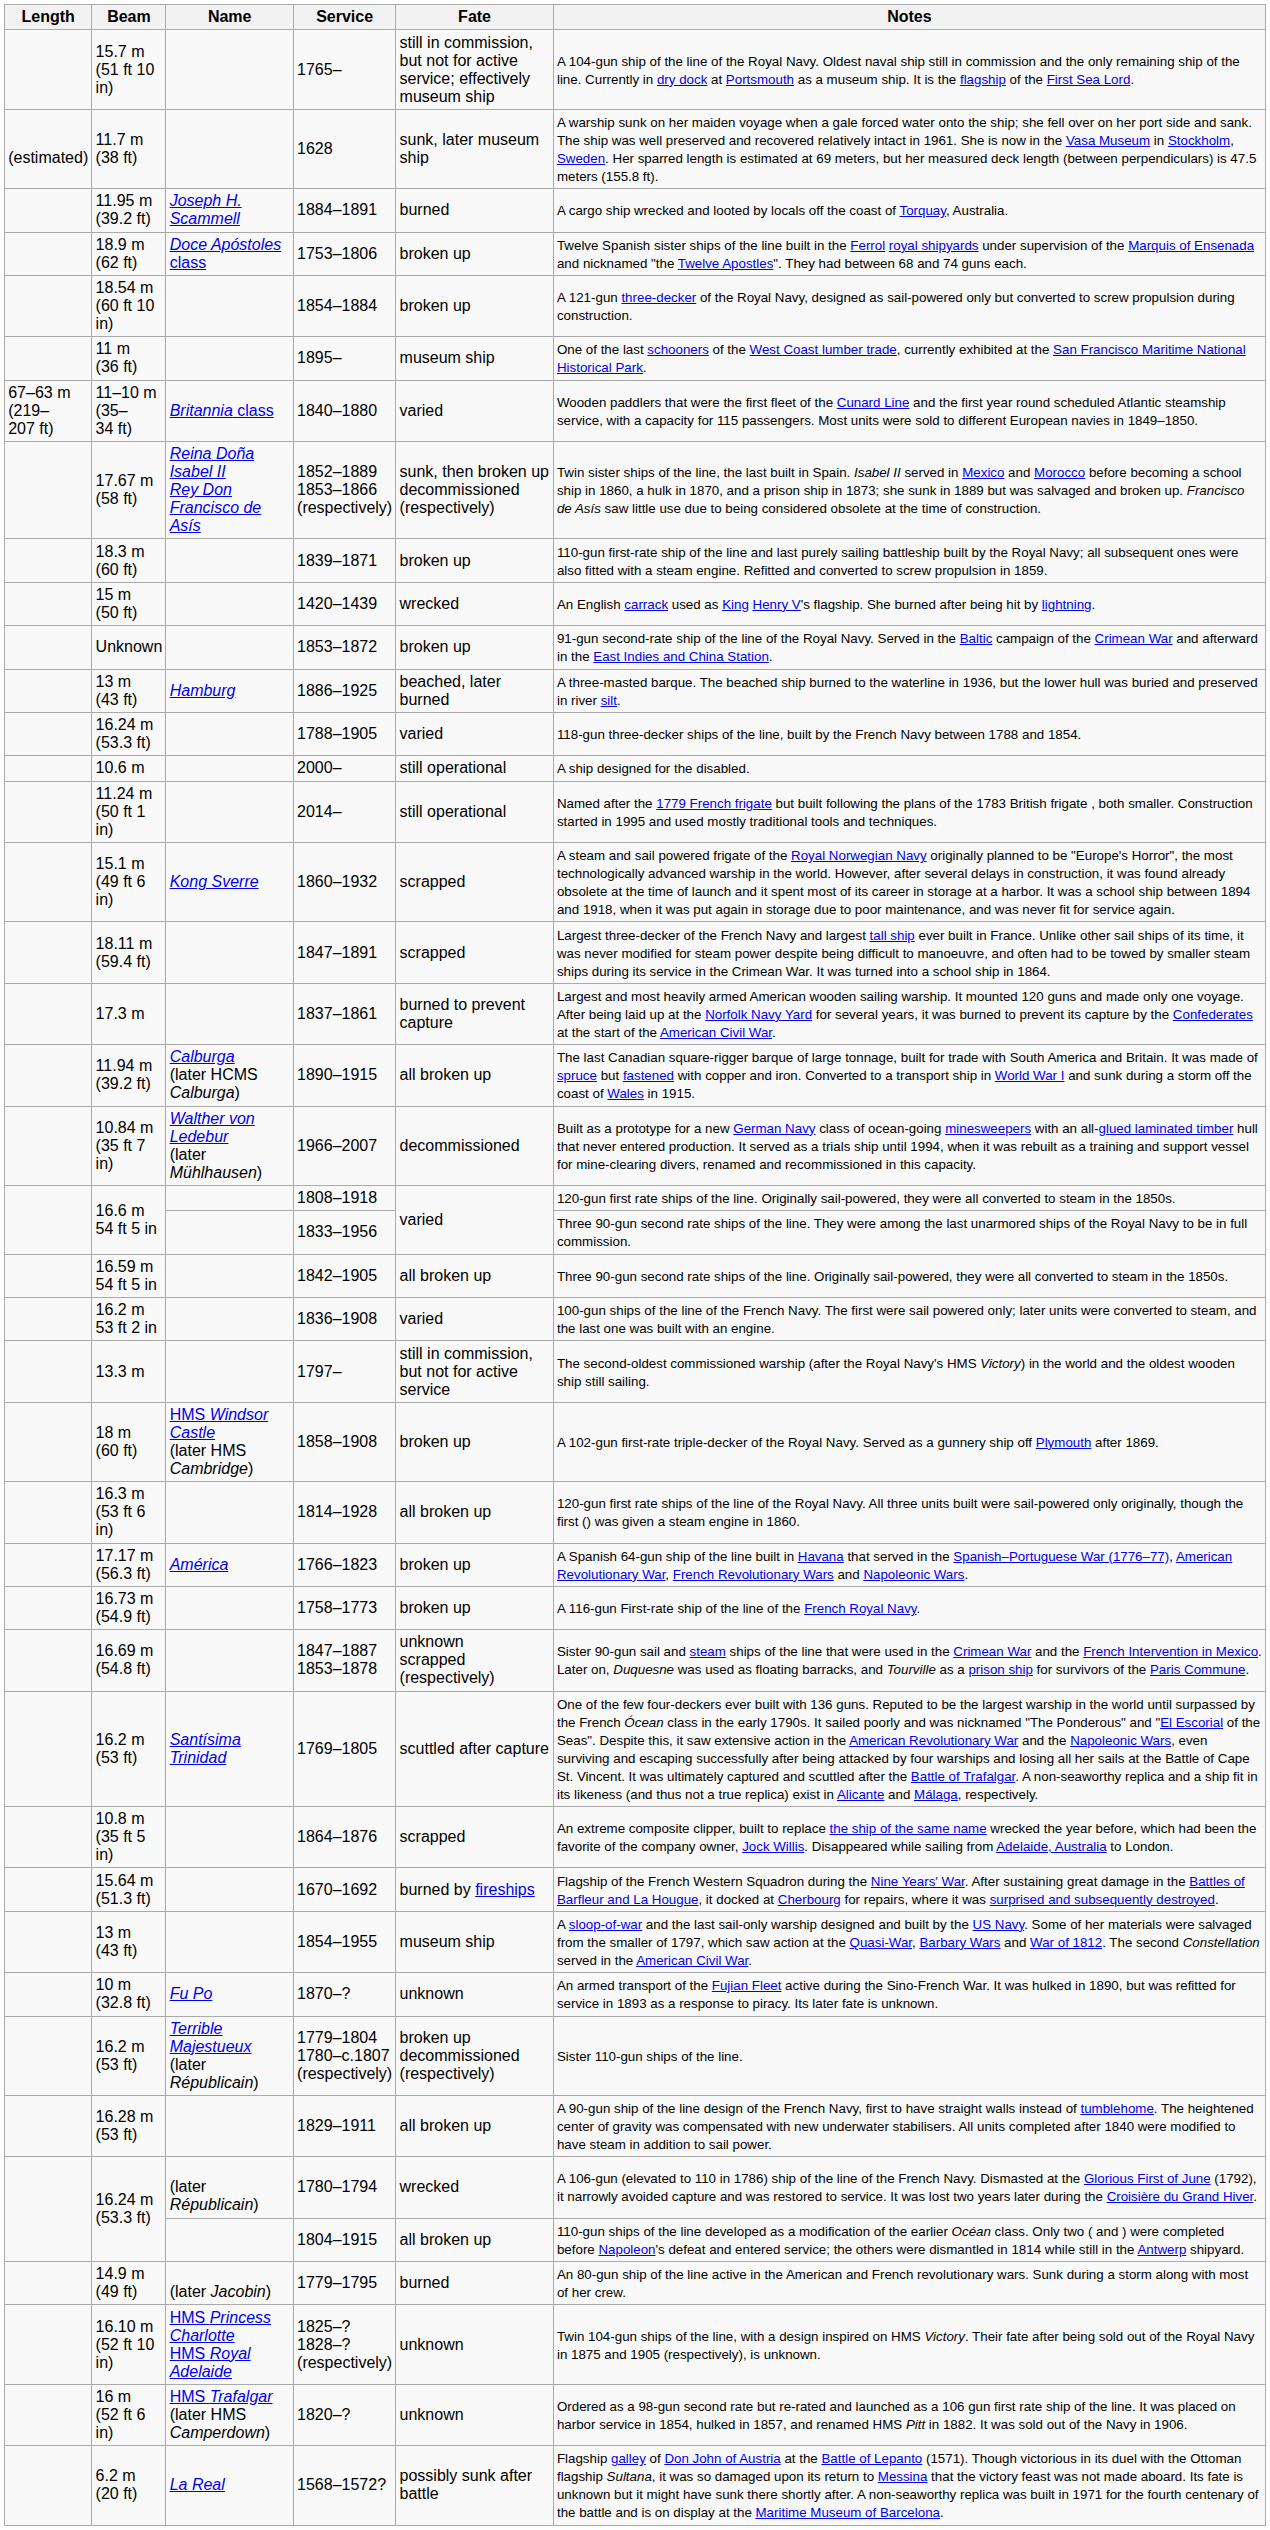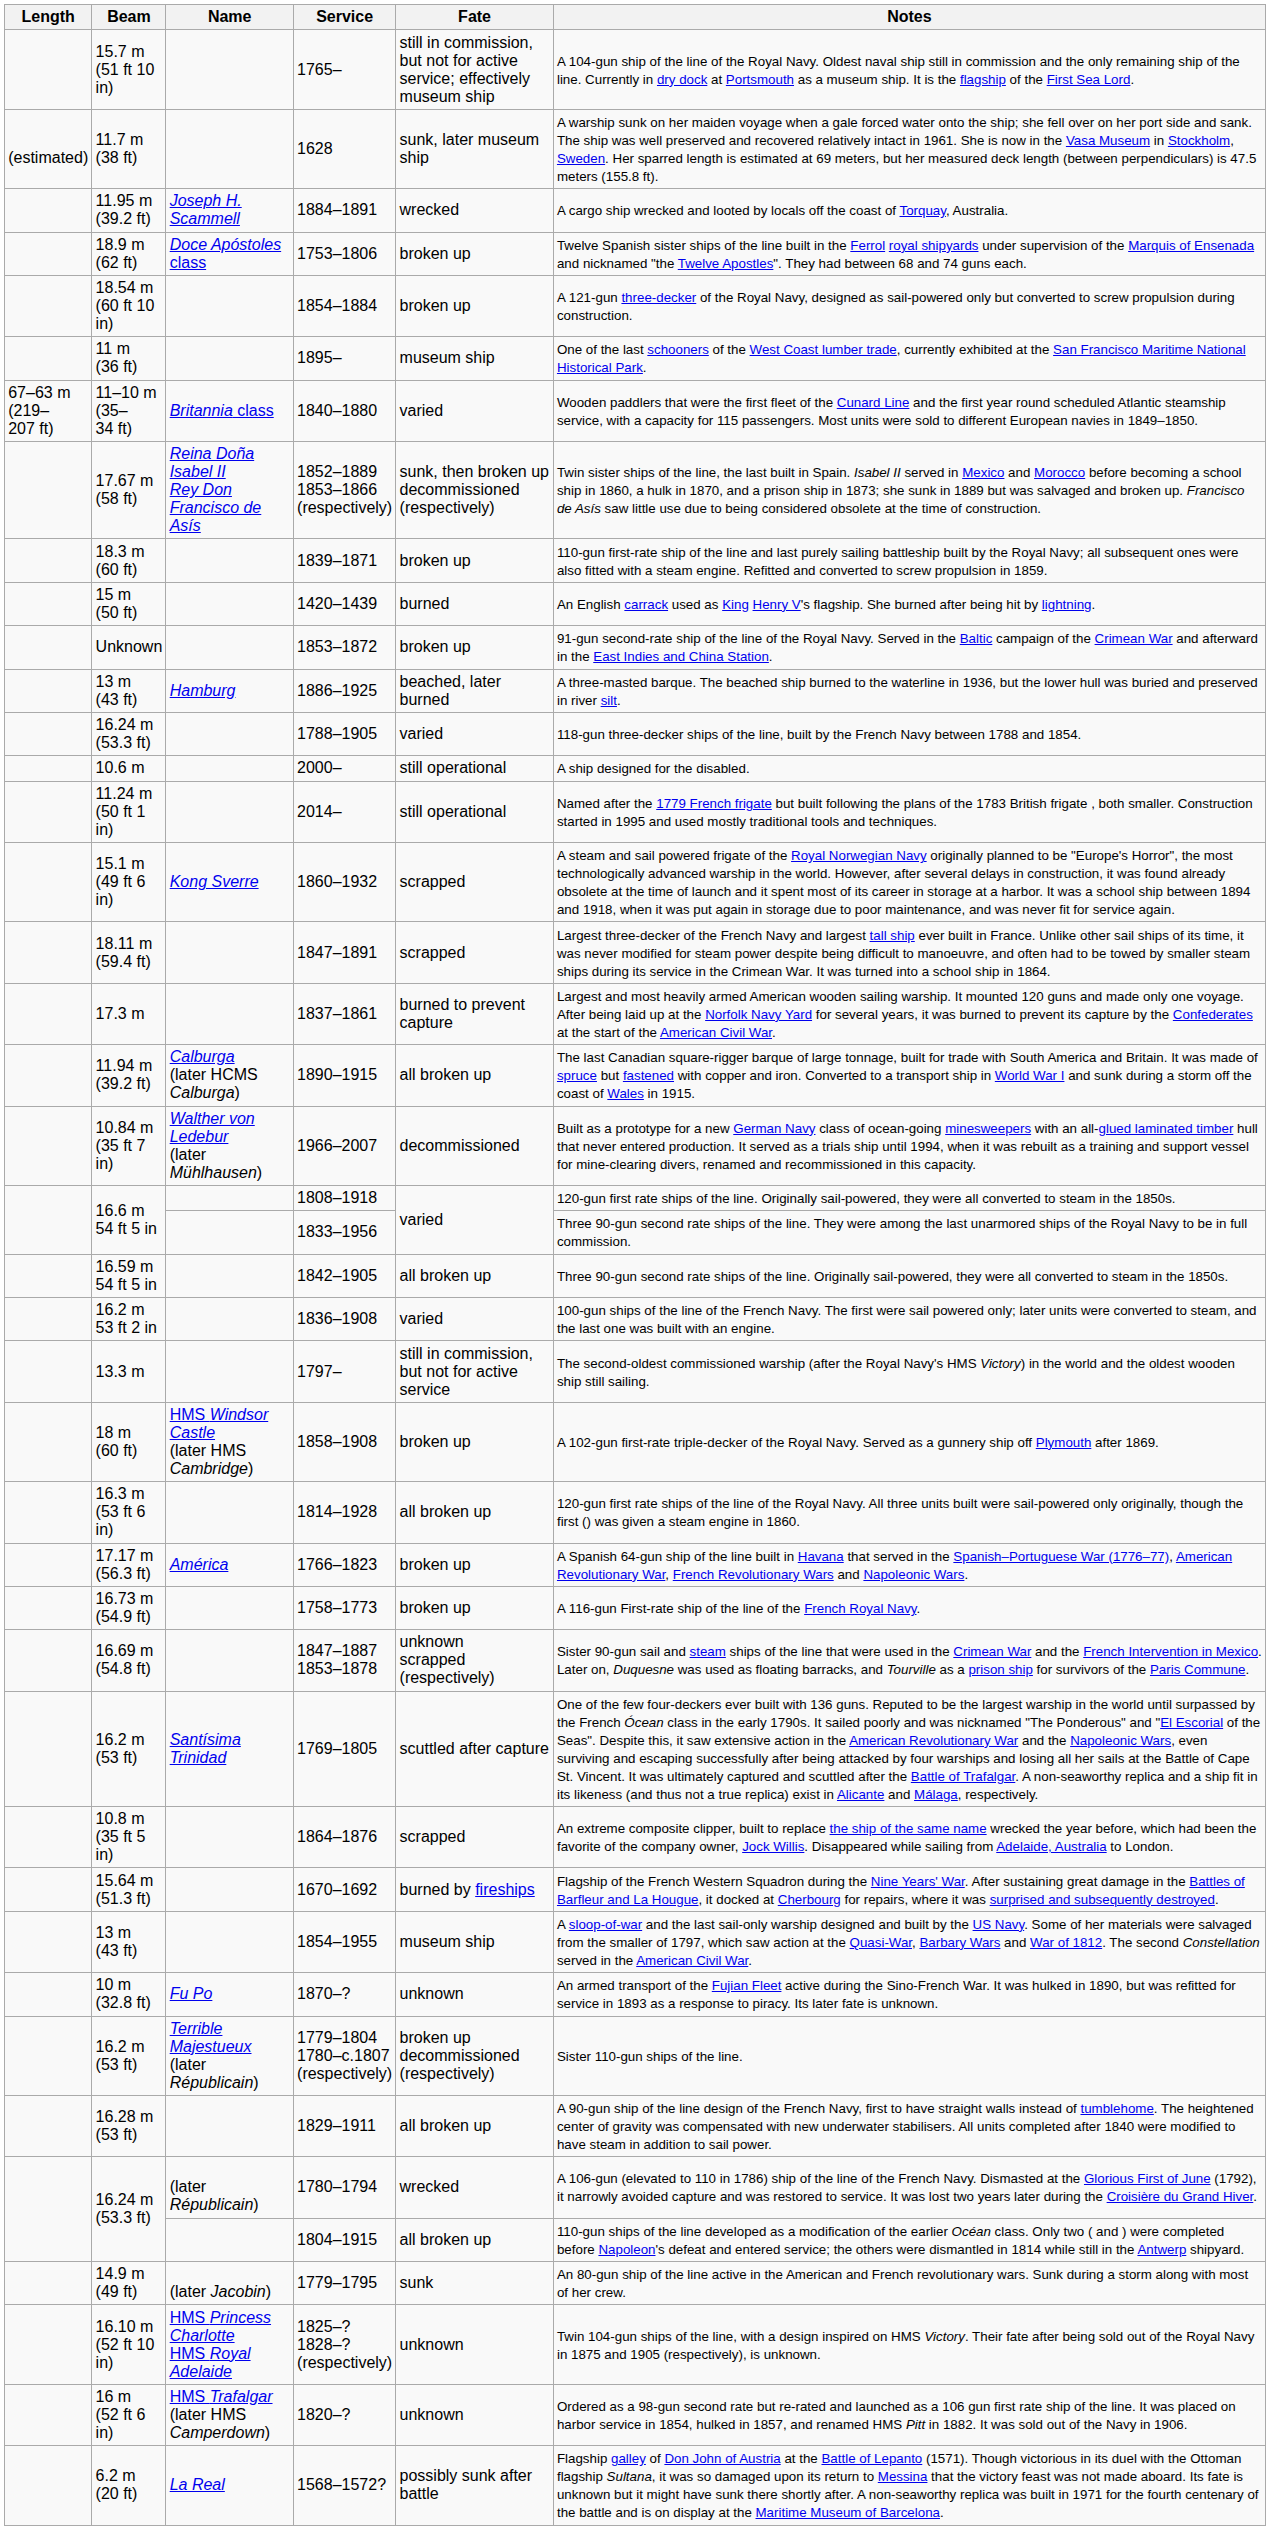(424, 210) burned -> (429, 210) wrecked
(429, 603) wrecked -> (424, 603) burned
(424, 2283) burned -> (416, 2283) sunk
